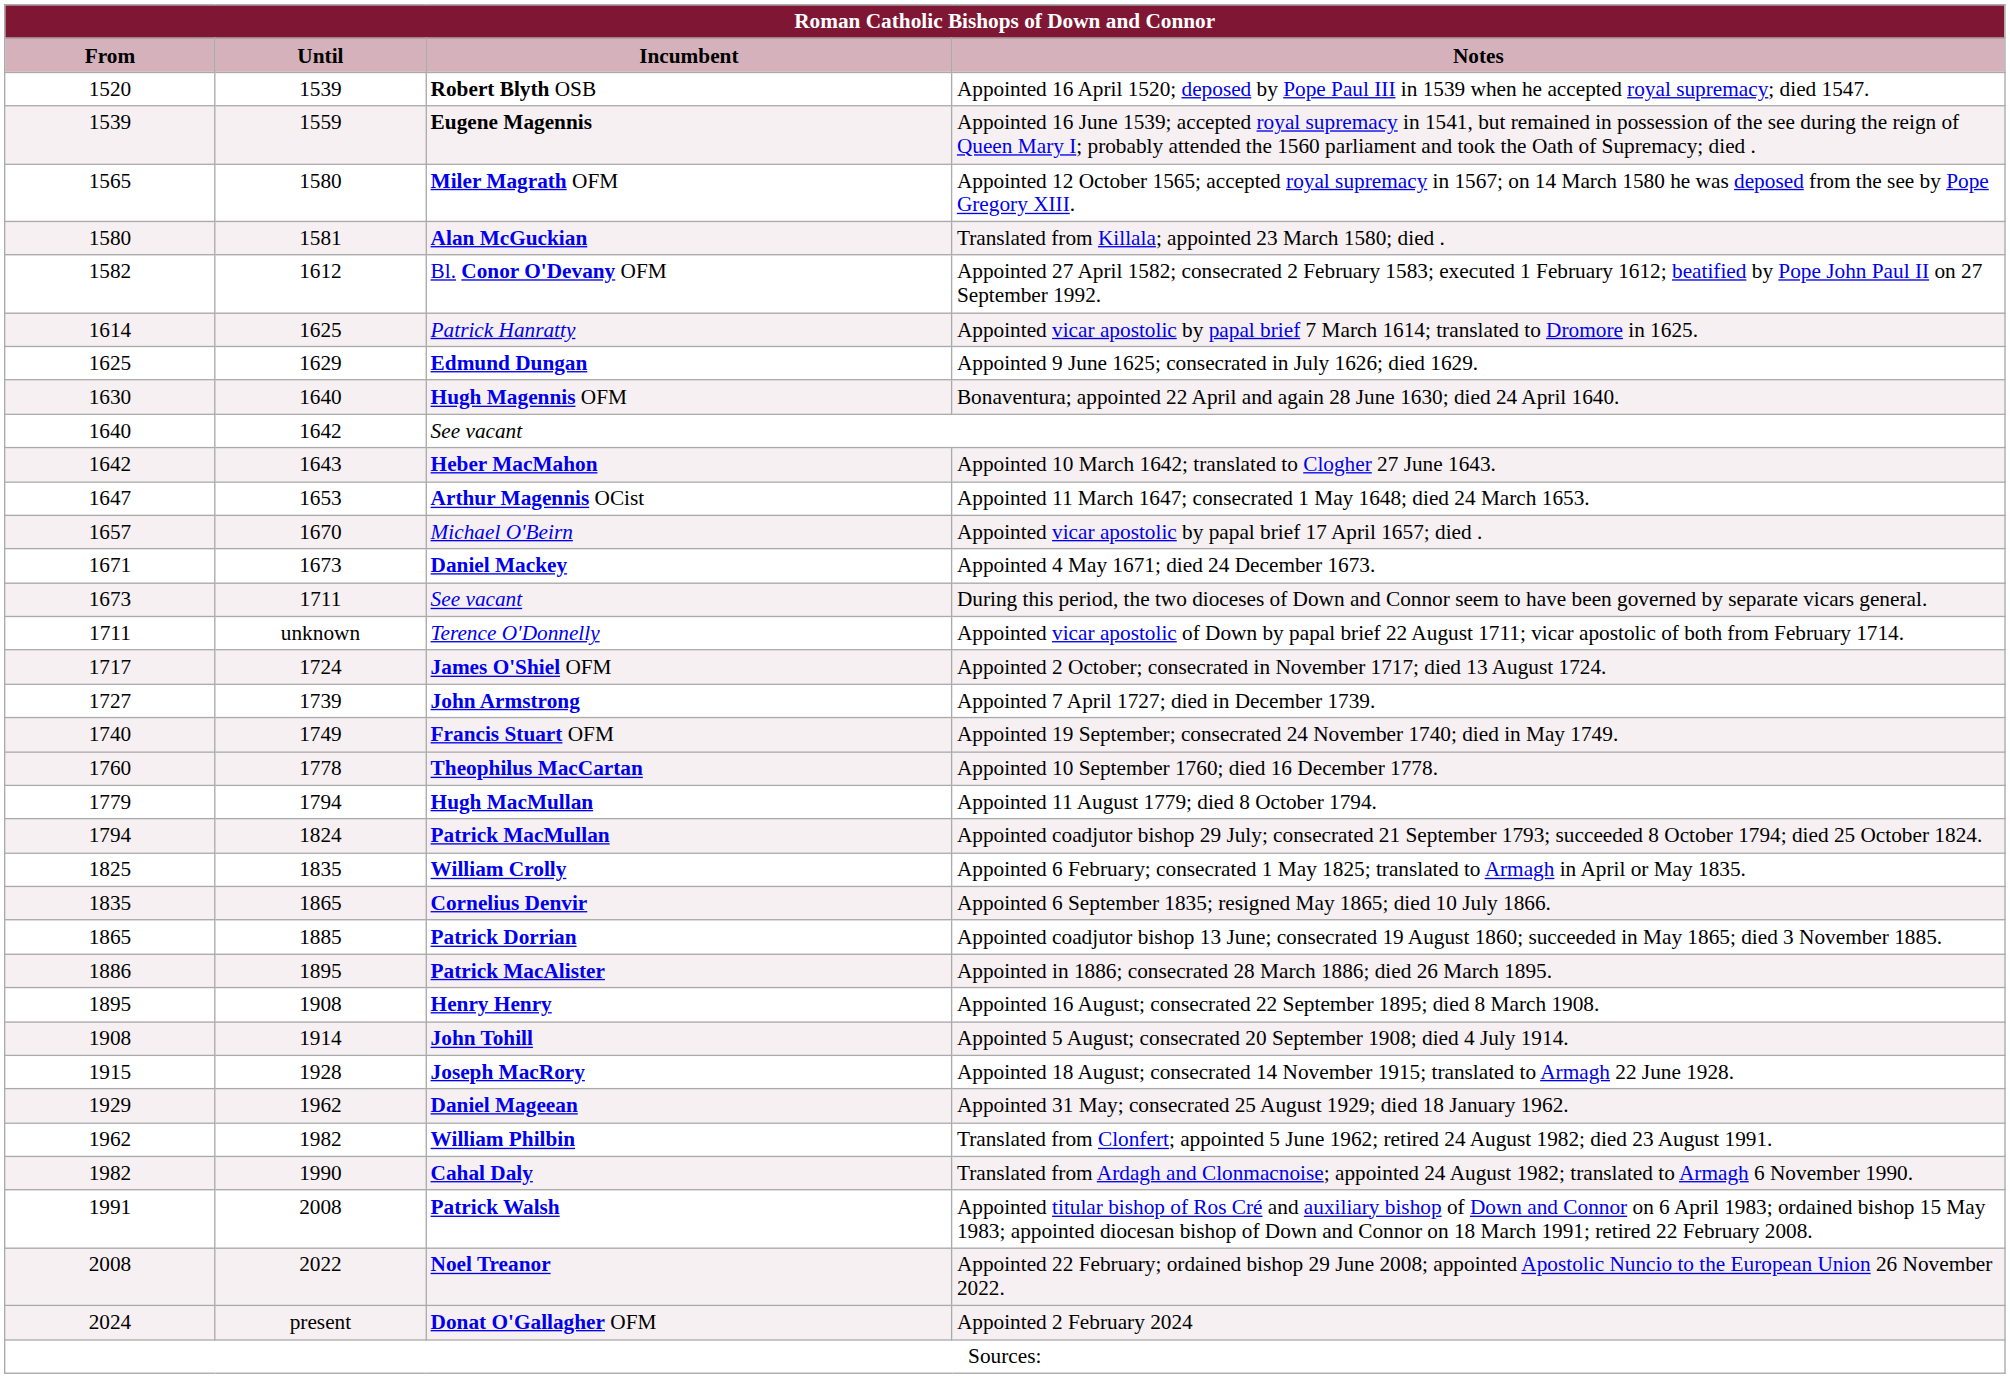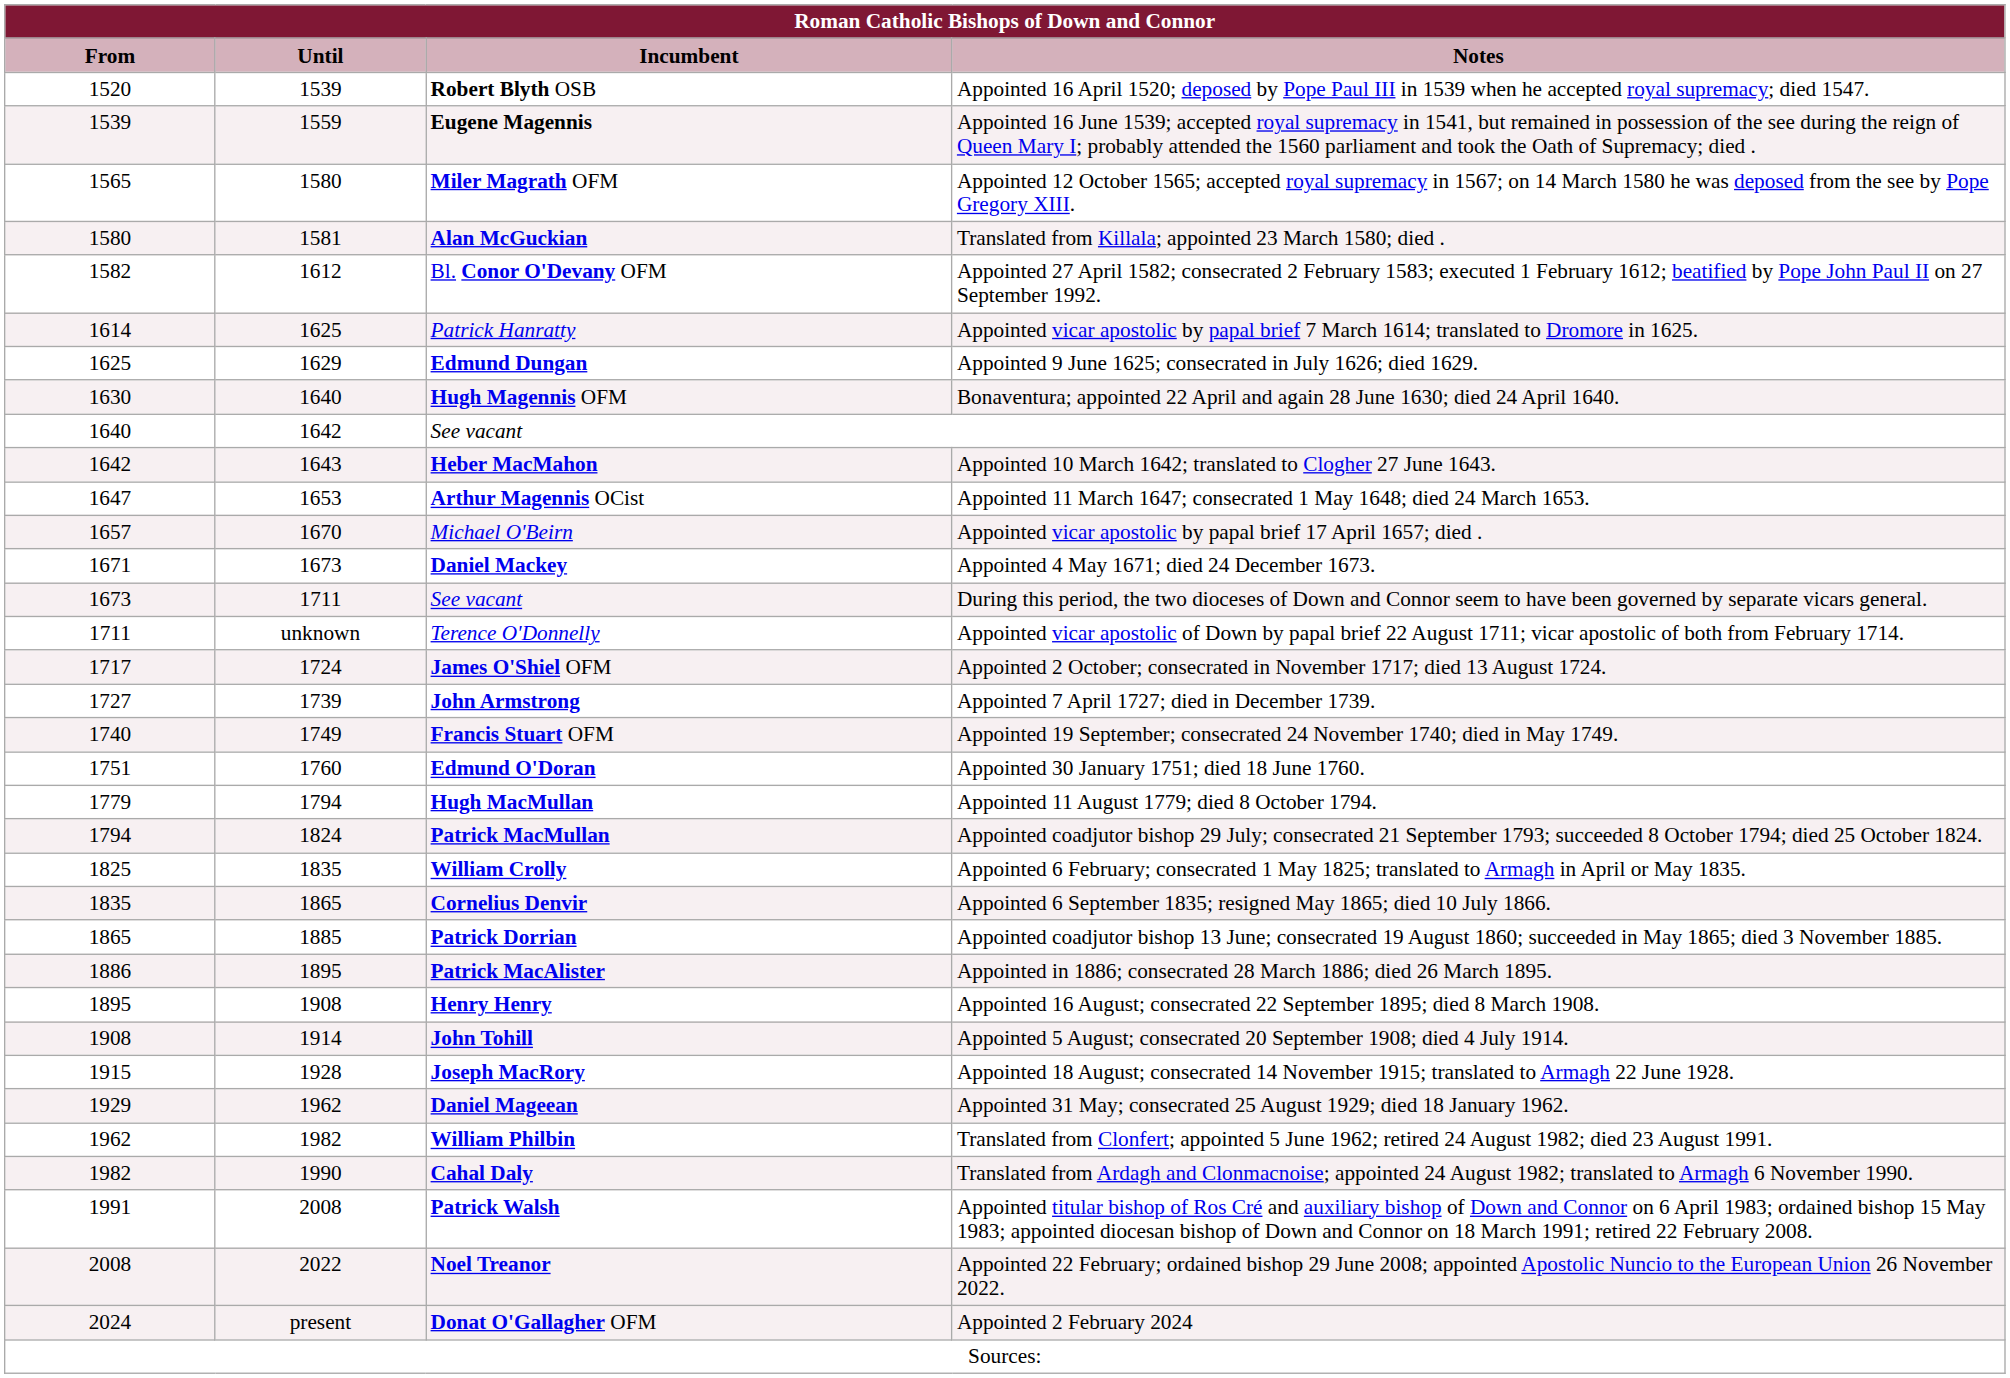+ row: (1161, 768)
- row: (1197, 768)
